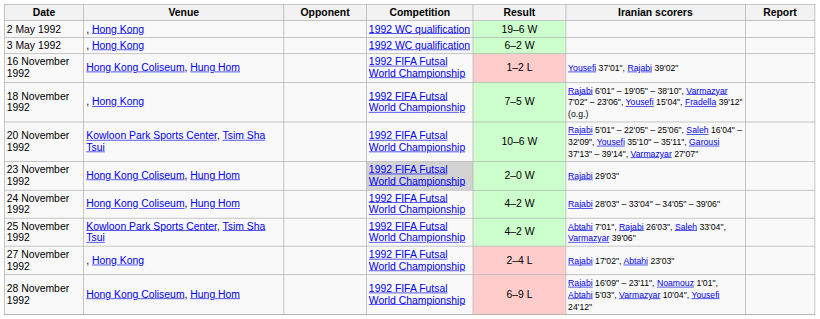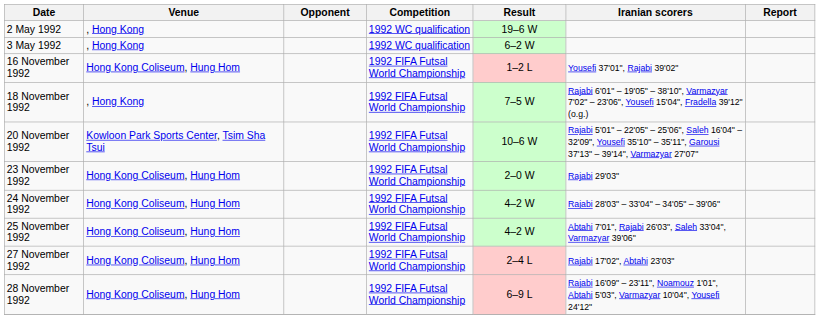(417, 176) lightgrey background -> (417, 176) no background
(176, 232) Kowloon Park Sports Center, Tsim Sha Tsui -> (163, 232) Hong Kong Coliseum, Hung Hom
(115, 260) , Hong Kong -> (163, 260) Hong Kong Coliseum, Hung Hom
